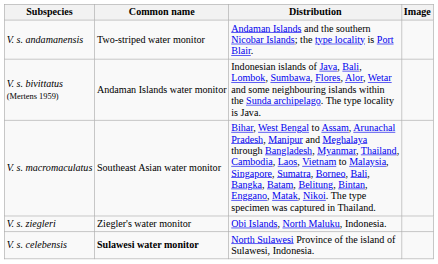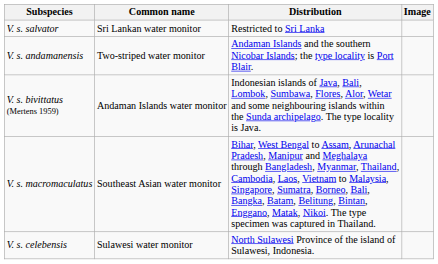+ row: (33, 28)
- row: (31, 223)
(148, 245) bold -> (145, 245) normal
